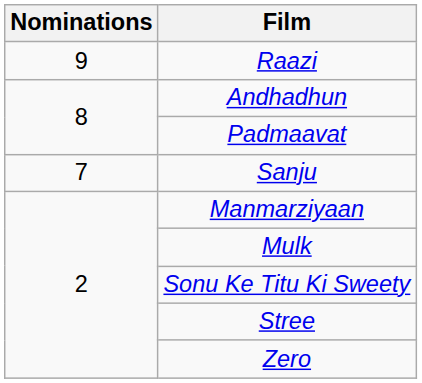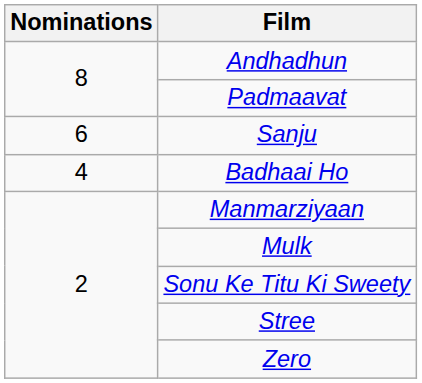- row: (287, 60)
(81, 172) 7 -> (81, 135) 6
+ row: (287, 172)
